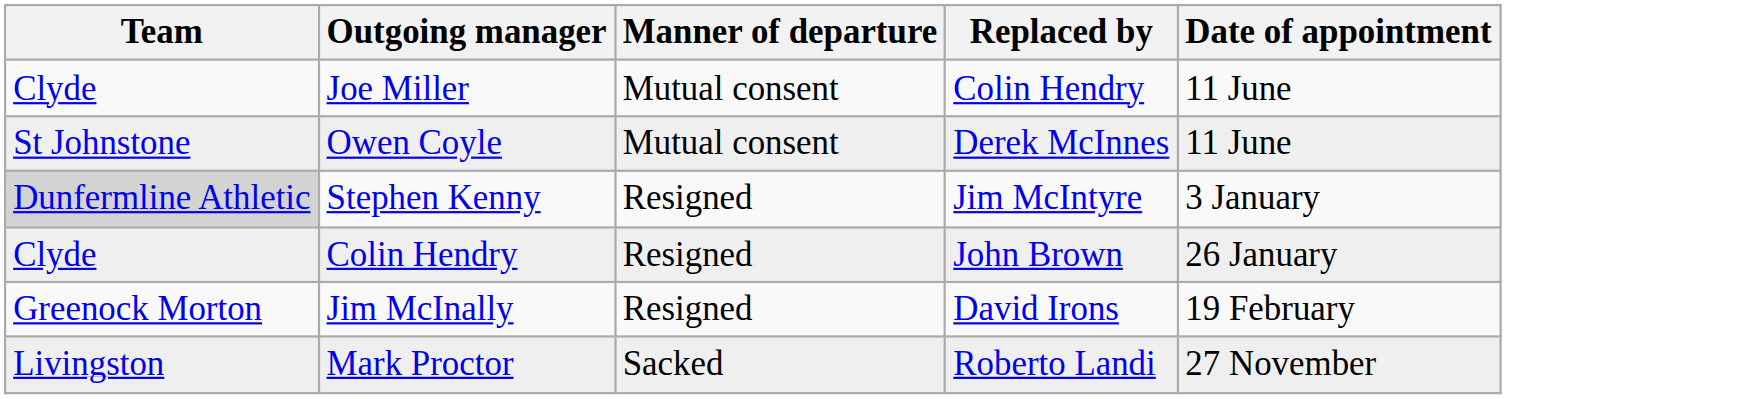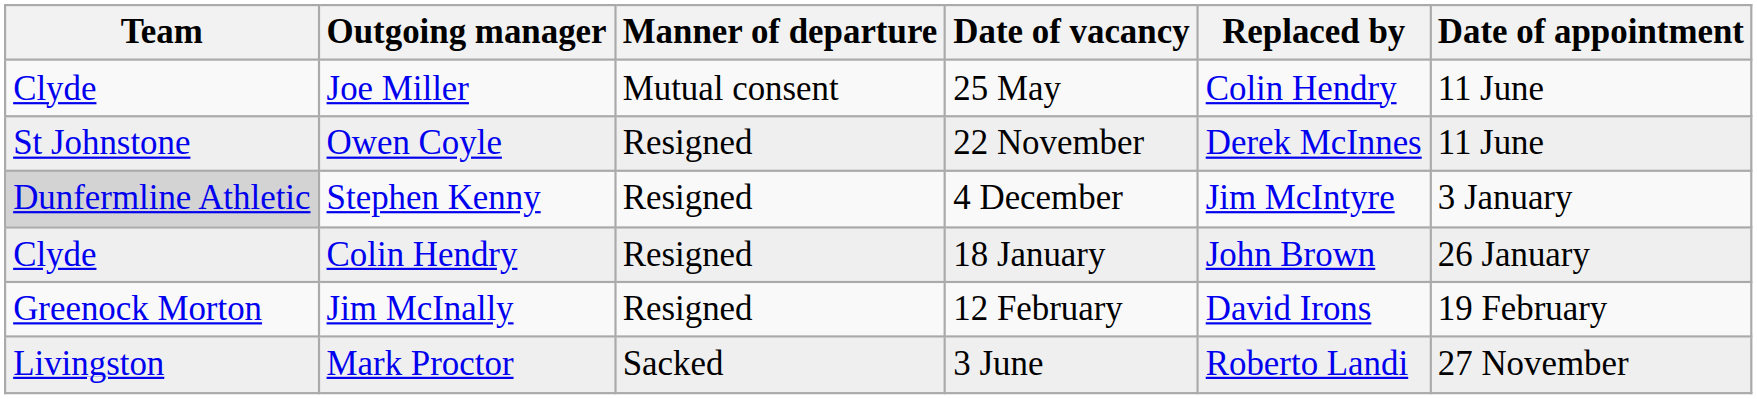+ column: (1071, 32)
(731, 142) Mutual consent -> (688, 142) Resigned
